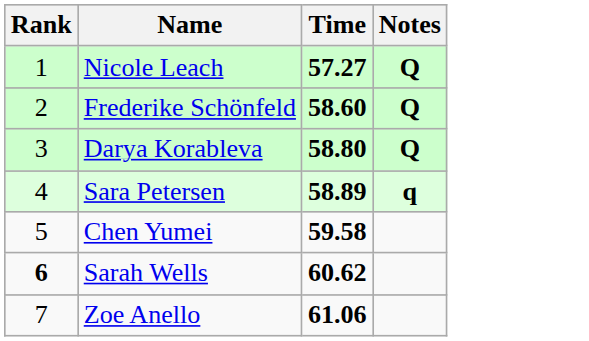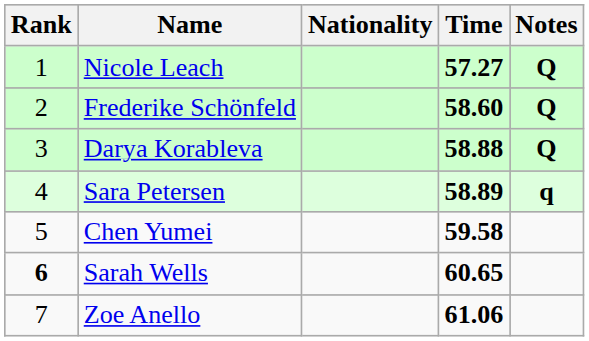+ column: (370, 25)
(337, 149) 58.80 -> (474, 149) 58.88
(337, 273) 60.62 -> (474, 273) 60.65
